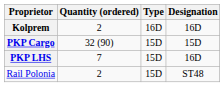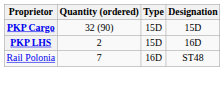- row: (31, 27)
(99, 58) 7 -> (99, 43) 2
(99, 74) 2 -> (99, 58) 7
(154, 74) 15D -> (154, 58) 16D
